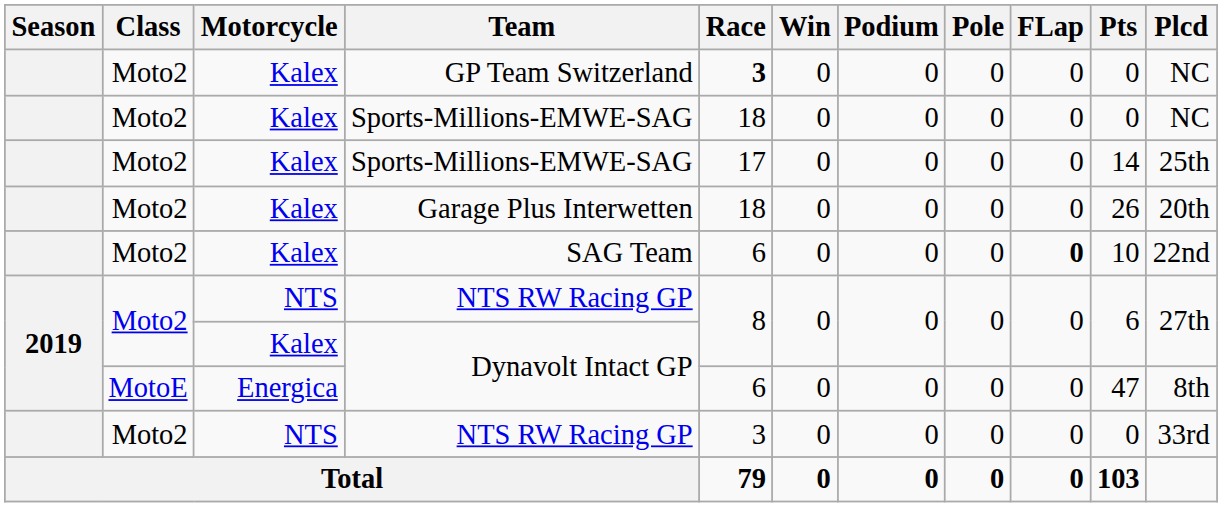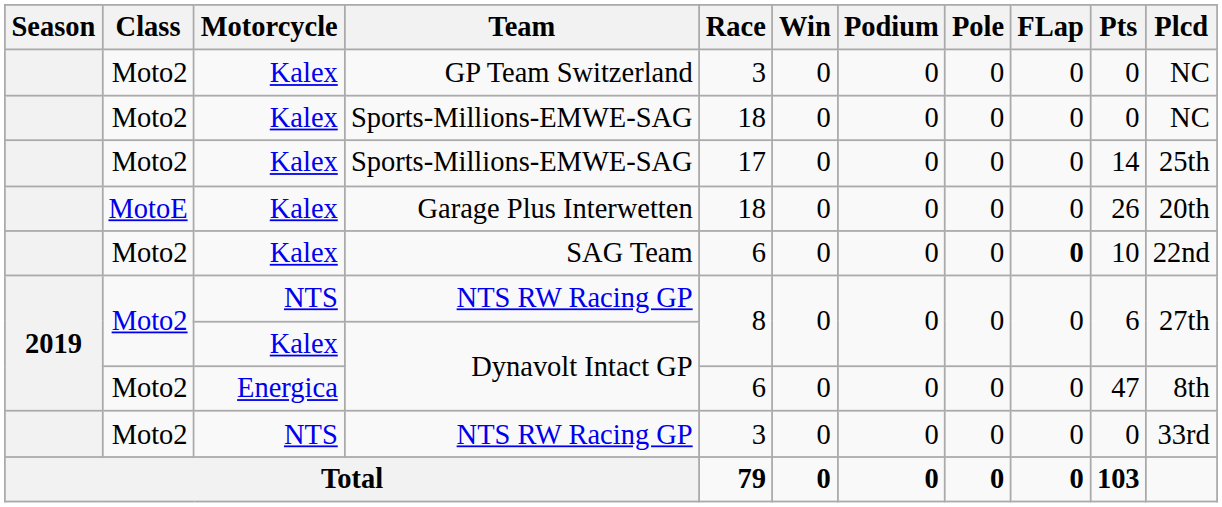(759, 72) bold -> (759, 72) normal
(150, 207) Moto2 -> (148, 207) MotoE
(148, 388) MotoE -> (150, 388) Moto2
